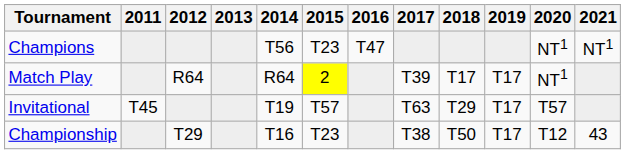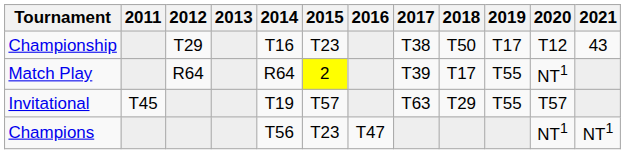rows swapped: (63, 134) <-> (51, 47)
(507, 78) T17 -> (507, 74) T55
(507, 107) T17 -> (507, 103) T55
